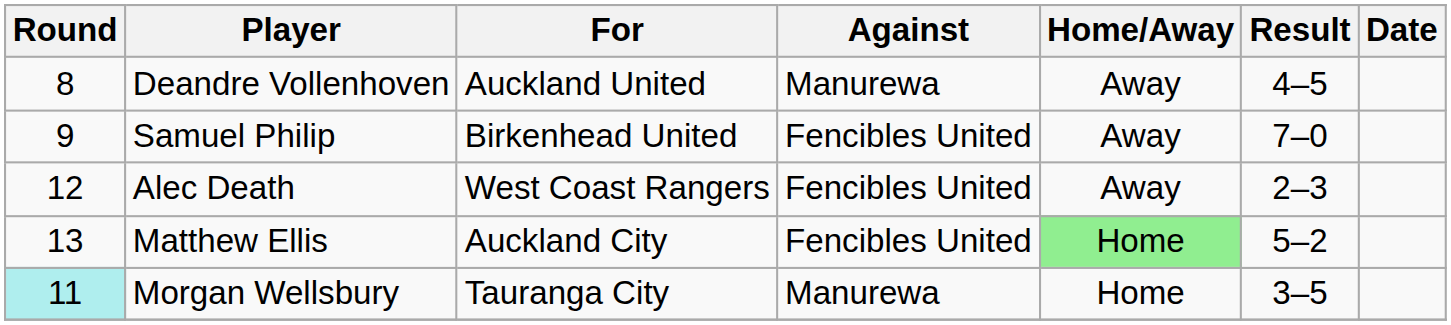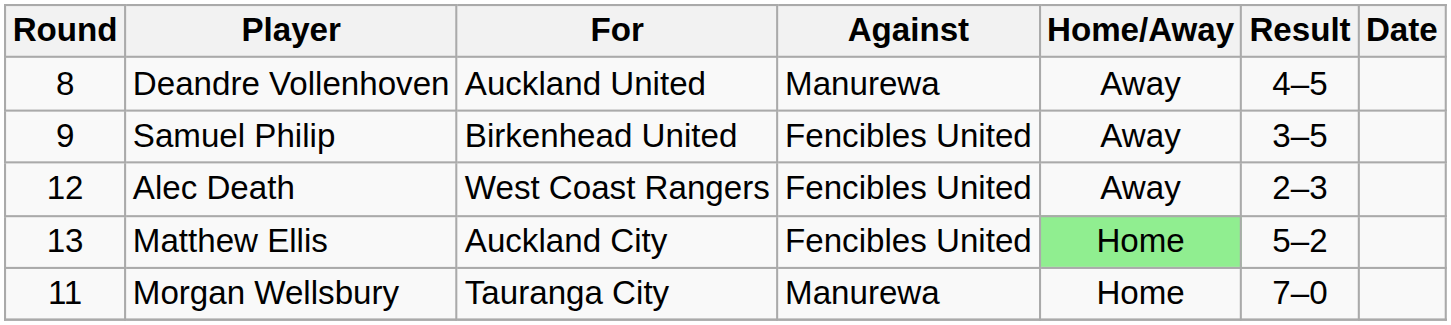(1300, 135) 7–0 -> (1300, 135) 3–5
(65, 293) paleturquoise background -> (65, 293) no background
(1300, 293) 3–5 -> (1300, 293) 7–0
